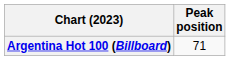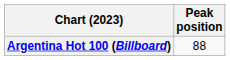(199, 45) 71 -> (199, 45) 88
